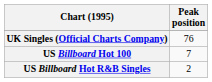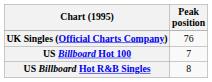(189, 69) 2 -> (189, 69) 8
